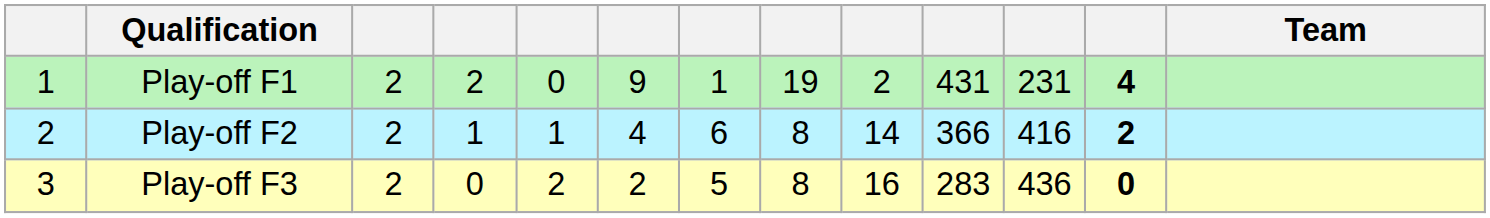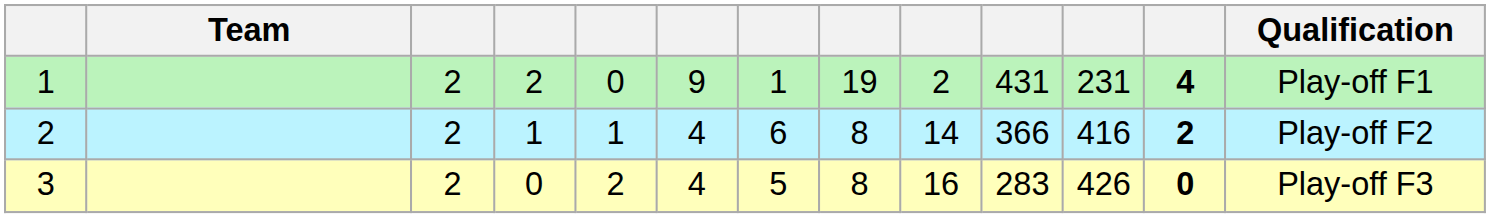columns swapped: (1326, 30) <-> (220, 30)
(638, 184) 2 -> (697, 184) 4
(1045, 184) 436 -> (1104, 184) 426
